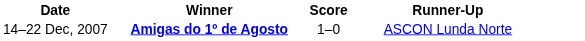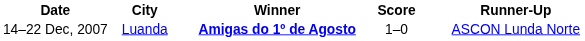+ column: (145, 10)
